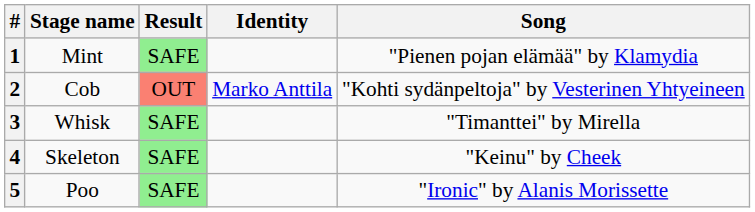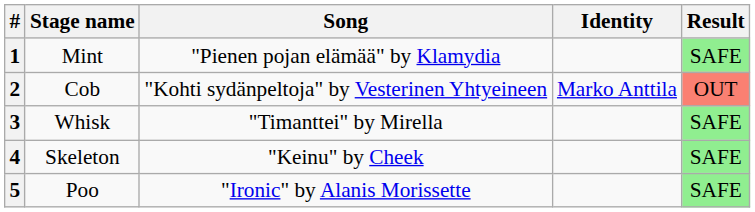columns swapped: (543, 21) <-> (173, 21)
